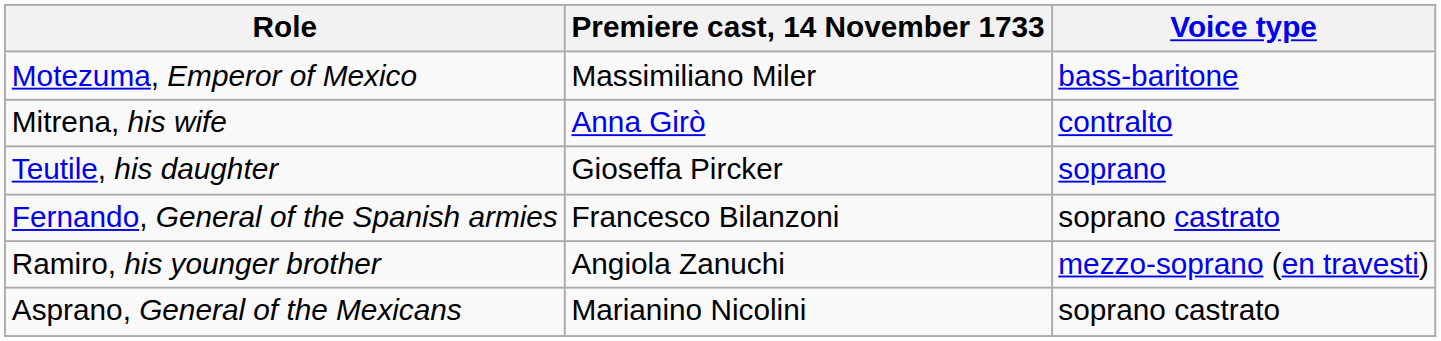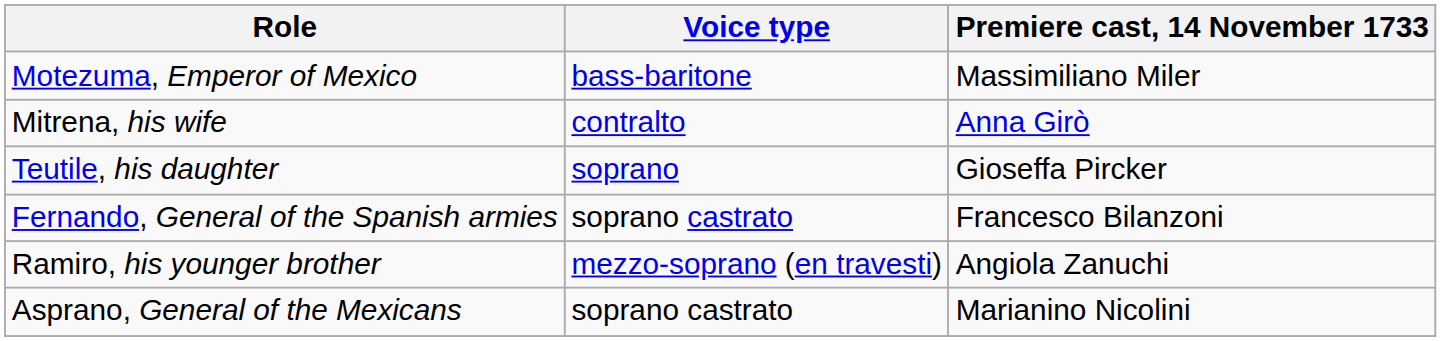columns swapped: (1244, 28) <-> (808, 28)
